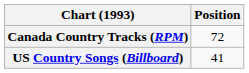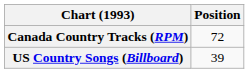(217, 57) 41 -> (217, 57) 39
